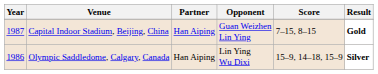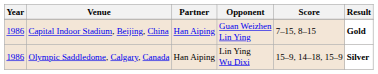(15, 32) 1987 -> (15, 32) 1986
